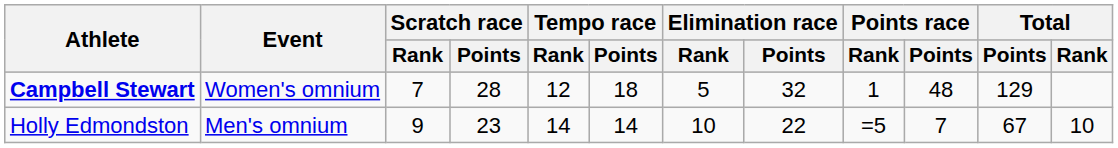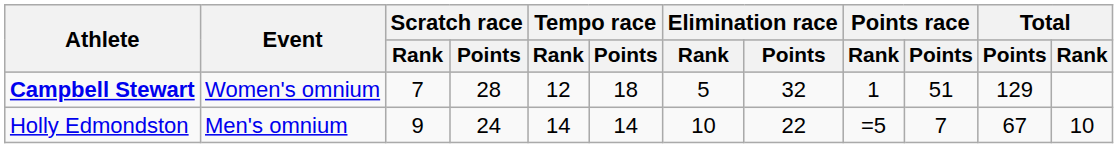(941, 90) 48 -> (941, 90) 51
(489, 125) 23 -> (489, 125) 24
